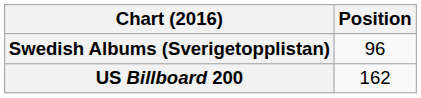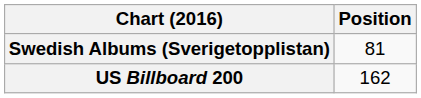(375, 48) 96 -> (375, 48) 81
